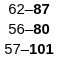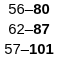rows swapped: (29, 8) <-> (29, 29)
